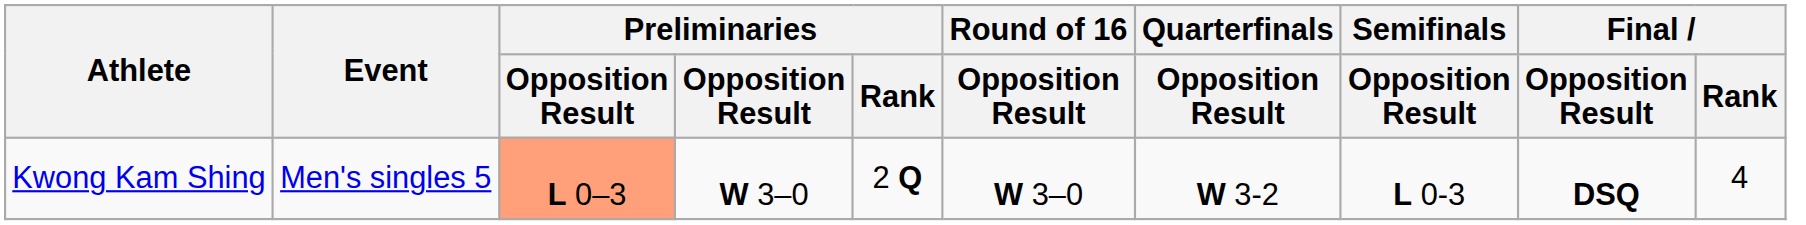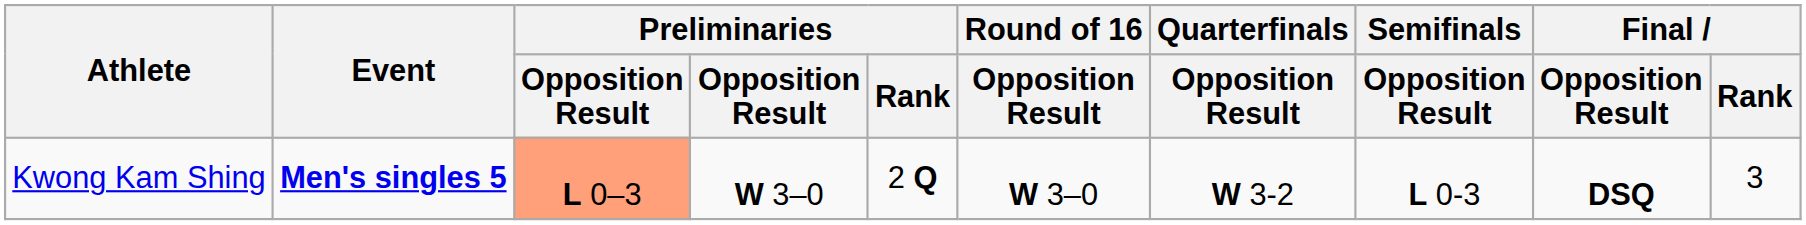(386, 179) normal -> (393, 179) bold
(1740, 179) 4 -> (1755, 179) 3
